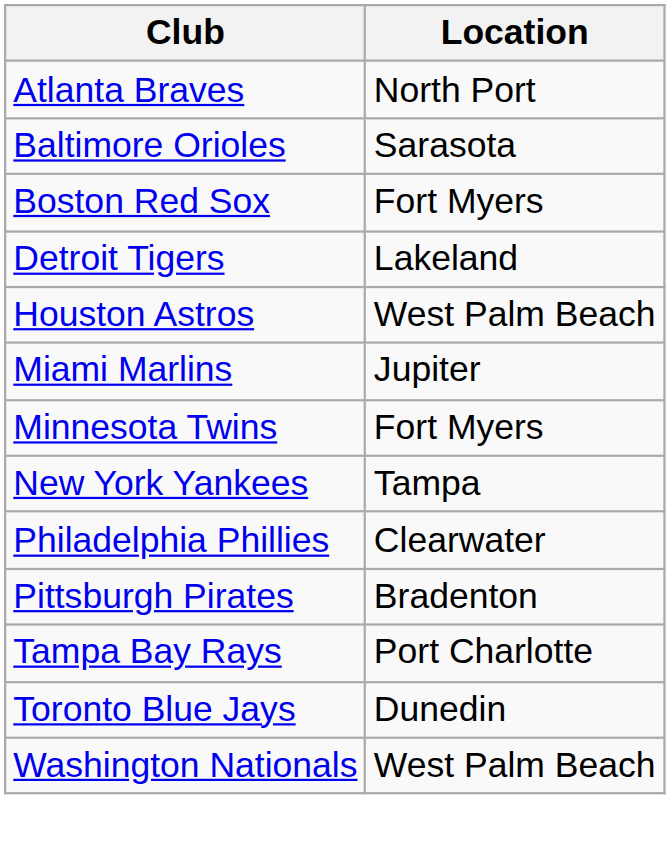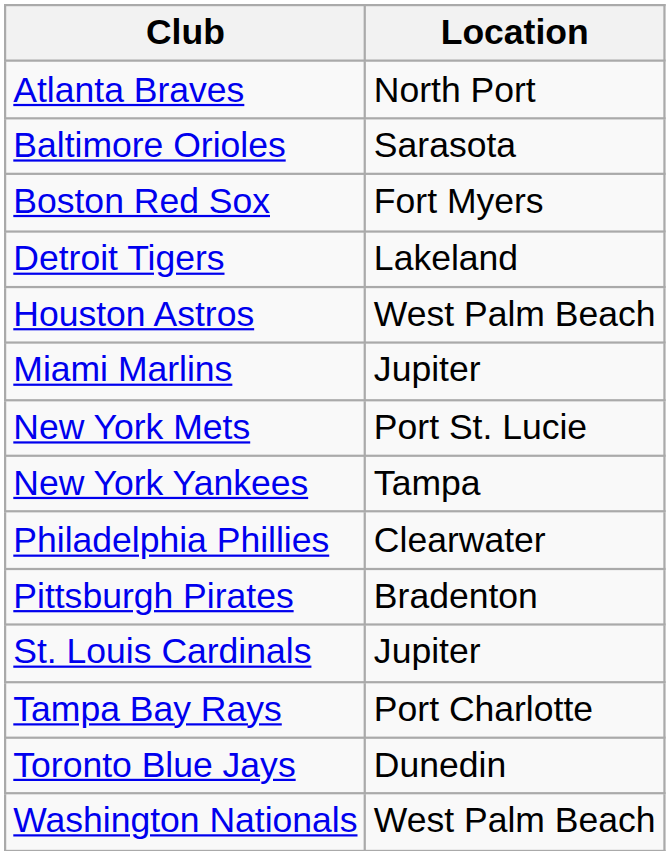- row: (145, 426)
+ row: (132, 426)
+ row: (162, 652)
